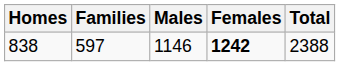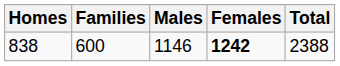(90, 46) 597 -> (90, 46) 600
